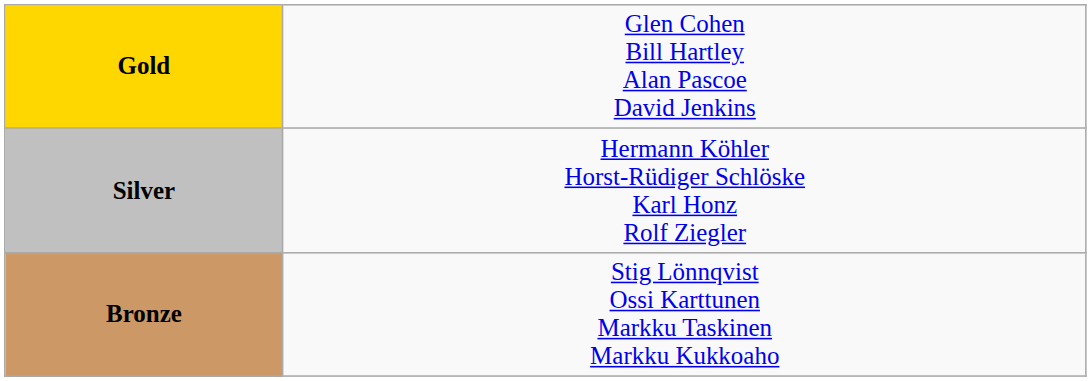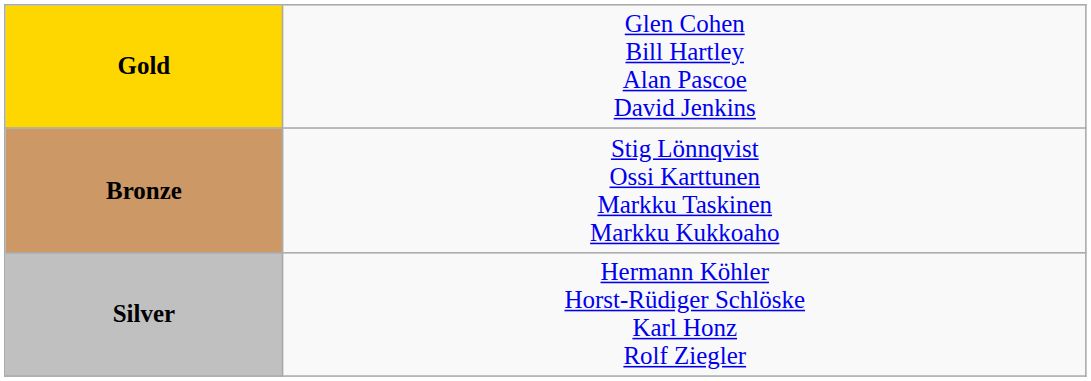rows swapped: (144, 190) <-> (144, 314)
